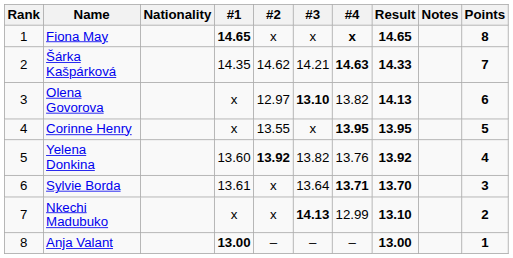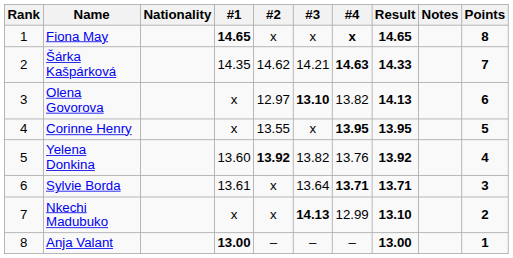(395, 186) 13.70 -> (395, 186) 13.71
